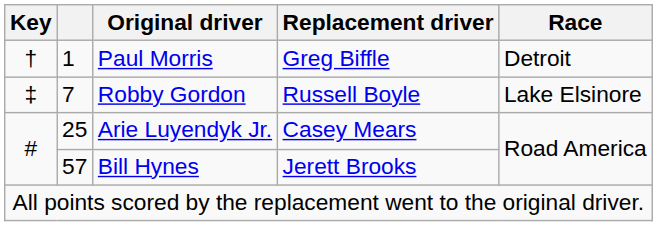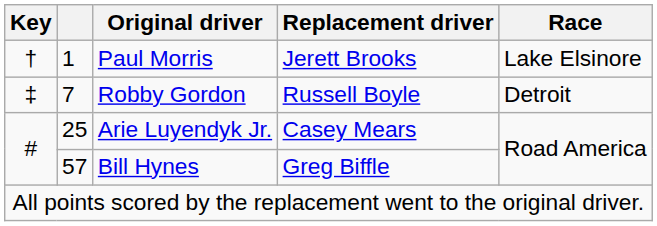(336, 58) Greg Biffle -> (350, 58) Jerett Brooks
(537, 58) Detroit -> (573, 58) Lake Elsinore
(573, 94) Lake Elsinore -> (537, 94) Detroit
(350, 166) Jerett Brooks -> (336, 166) Greg Biffle
